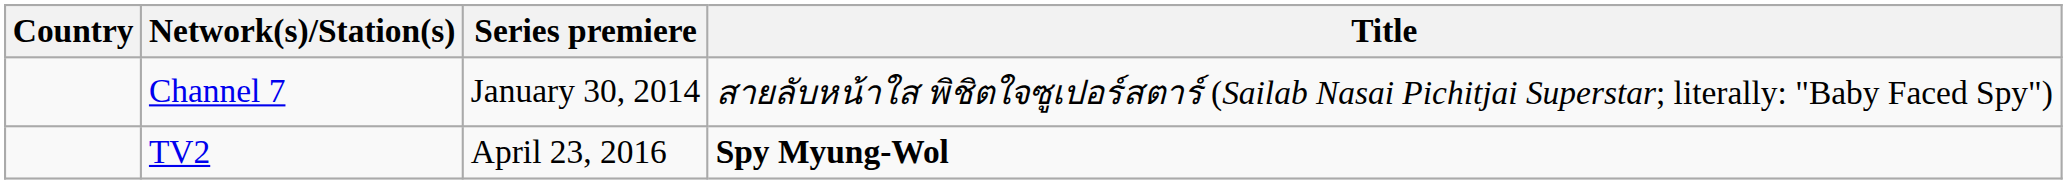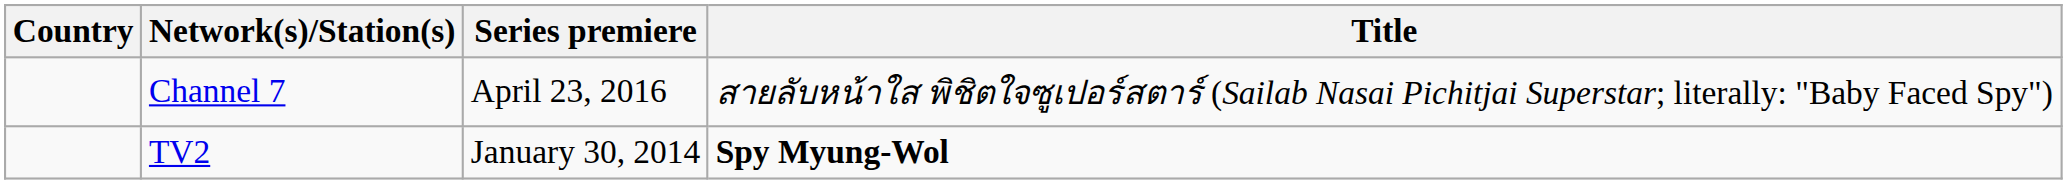(586, 91) January 30, 2014 -> (569, 91) April 23, 2016
(569, 151) April 23, 2016 -> (586, 151) January 30, 2014
